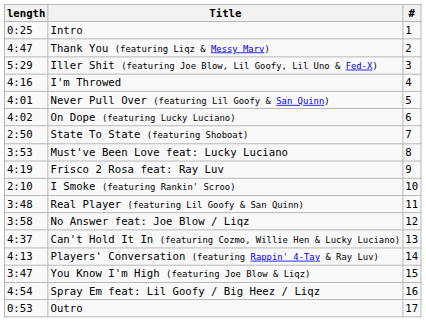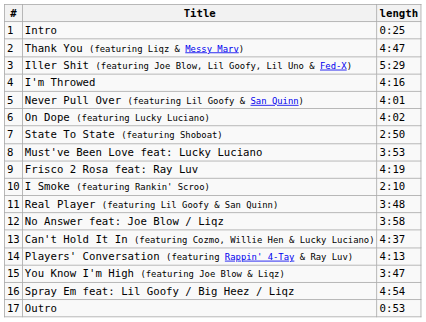columns swapped: (412, 13) <-> (26, 13)
